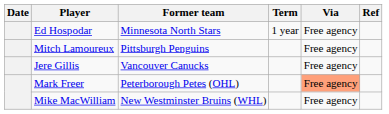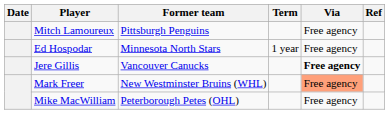rows swapped: (63, 30) <-> (74, 48)
(331, 65) normal -> (332, 65) bold
(180, 83) Peterborough Petes (OHL) -> (193, 83) New Westminster Bruins (WHL)
(193, 100) New Westminster Bruins (WHL) -> (180, 100) Peterborough Petes (OHL)
